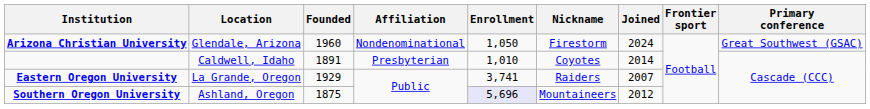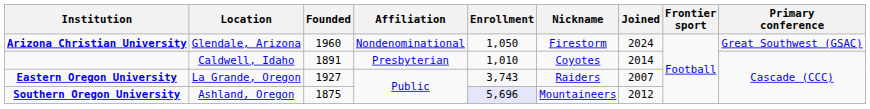(328, 78) 1929 -> (328, 78) 1927
(502, 78) 3,741 -> (502, 78) 3,743
